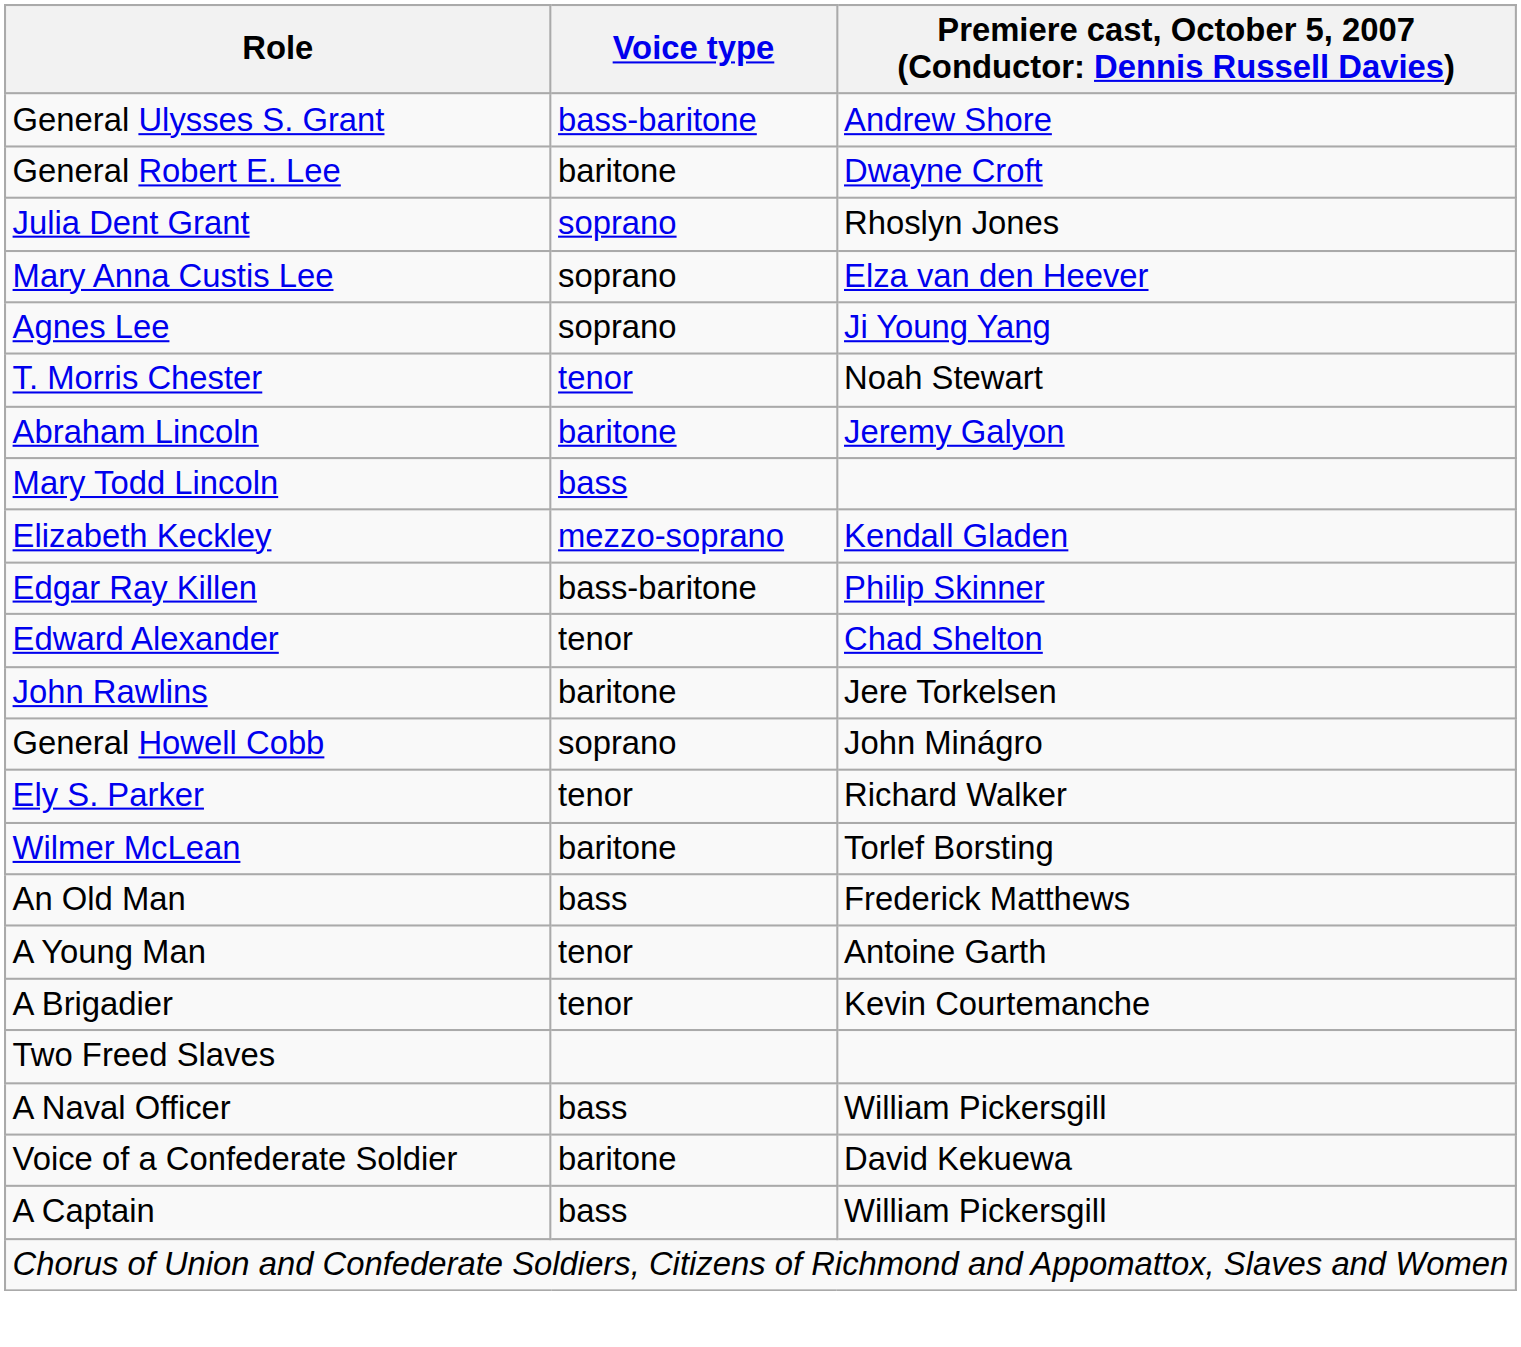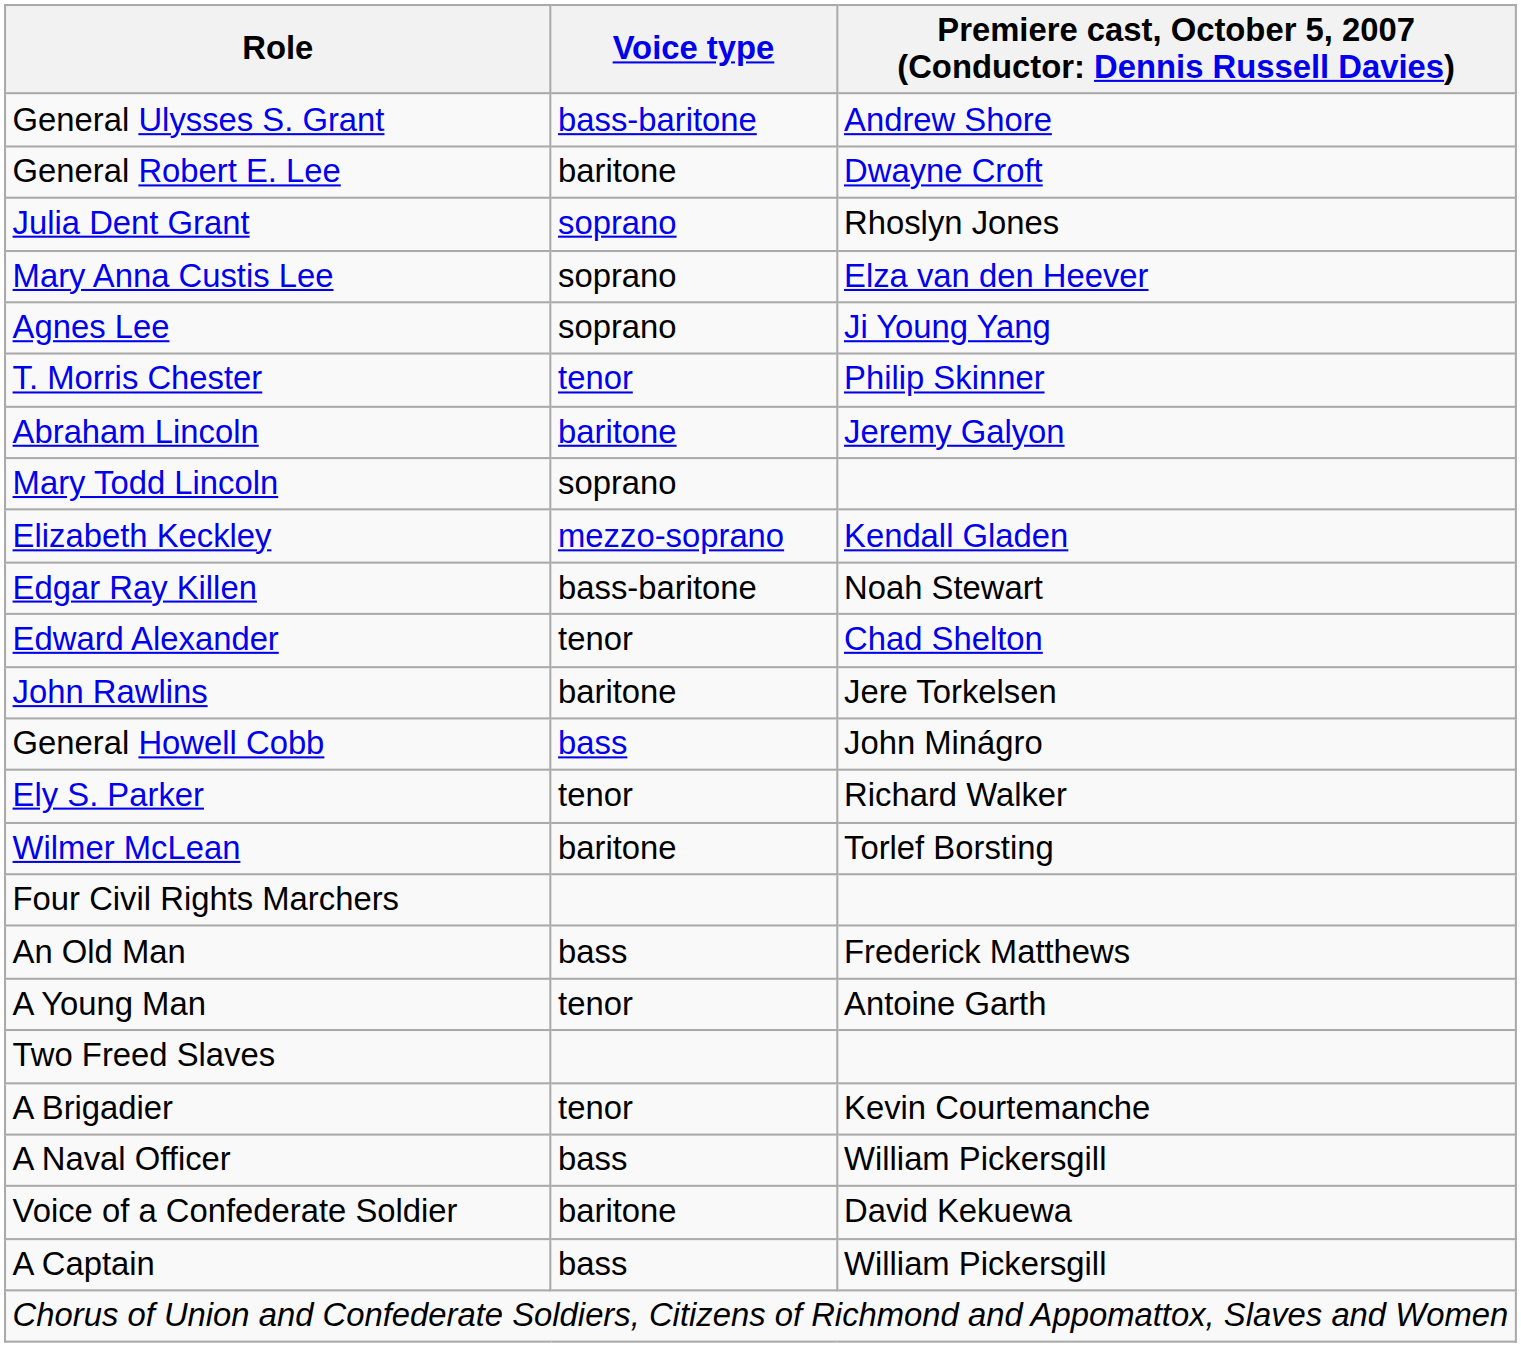(943, 379) Noah Stewart -> (944, 379) Philip Skinner
(593, 483) bass -> (617, 483) soprano
(944, 587) Philip Skinner -> (943, 587) Noah Stewart
(617, 743) soprano -> (593, 743) bass
+ row: (206, 899)
rows swapped: (144, 1055) <-> (93, 1003)
